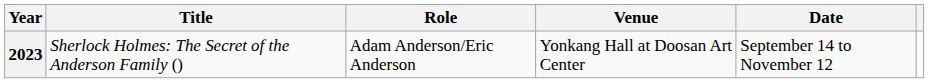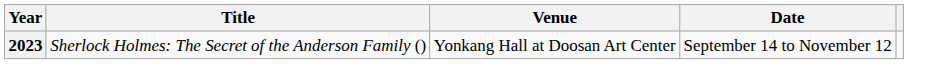- column: (441, 17)
